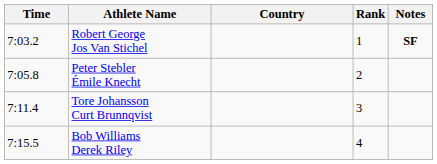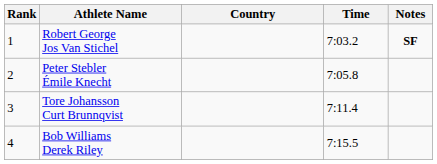columns swapped: (371, 14) <-> (37, 14)
